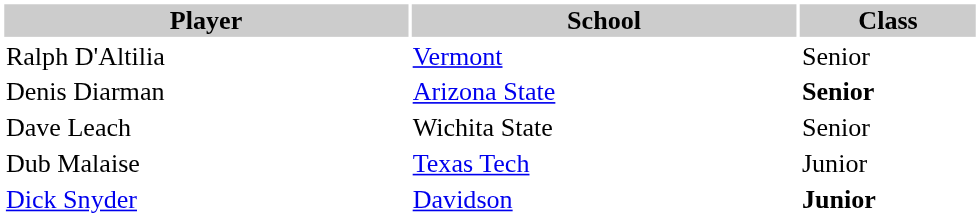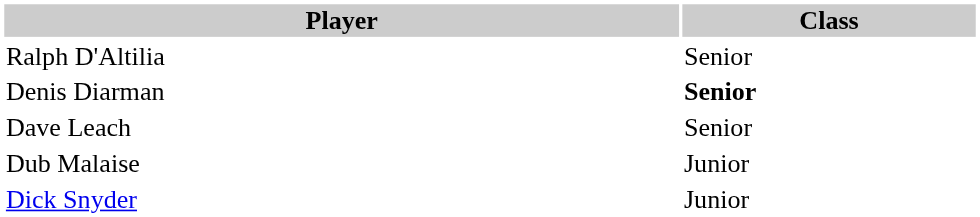- column: (604, 20)
(839, 199) bold -> (717, 199) normal
